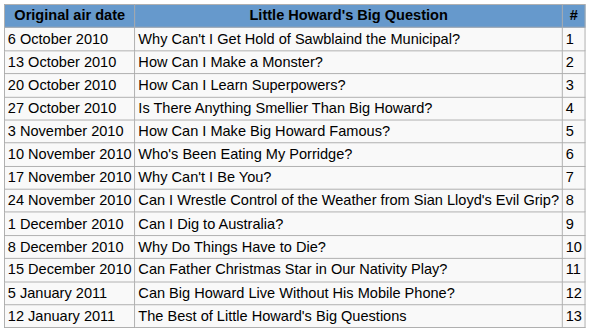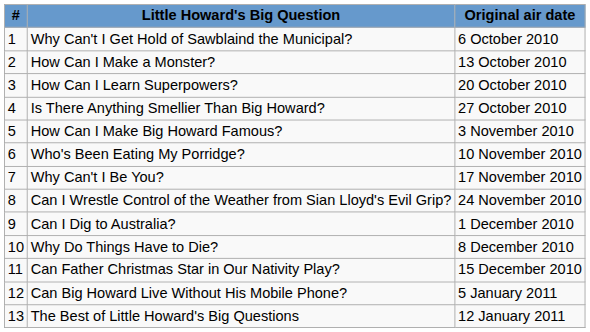columns swapped: (574, 16) <-> (70, 16)
